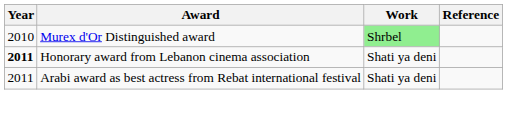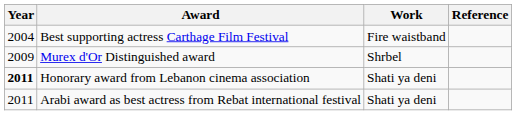+ row: (164, 36)
(21, 36) 2010 -> (21, 57) 2009
(384, 36) lightgreen background -> (384, 57) no background
